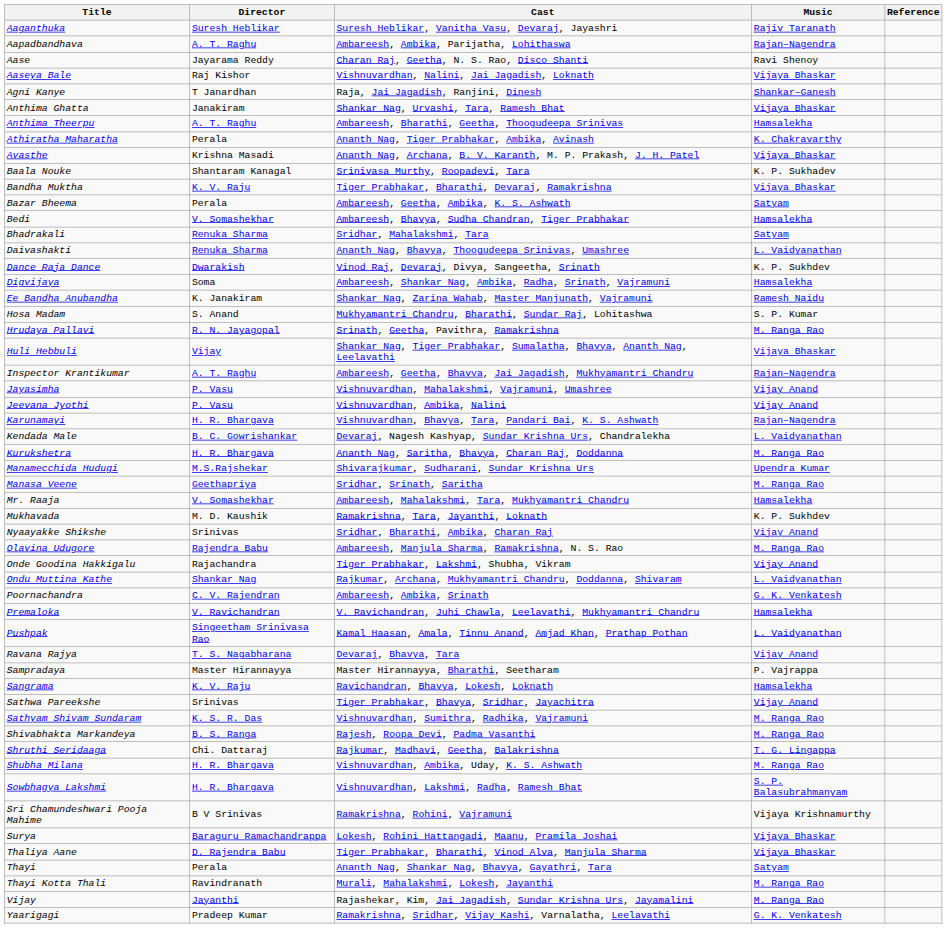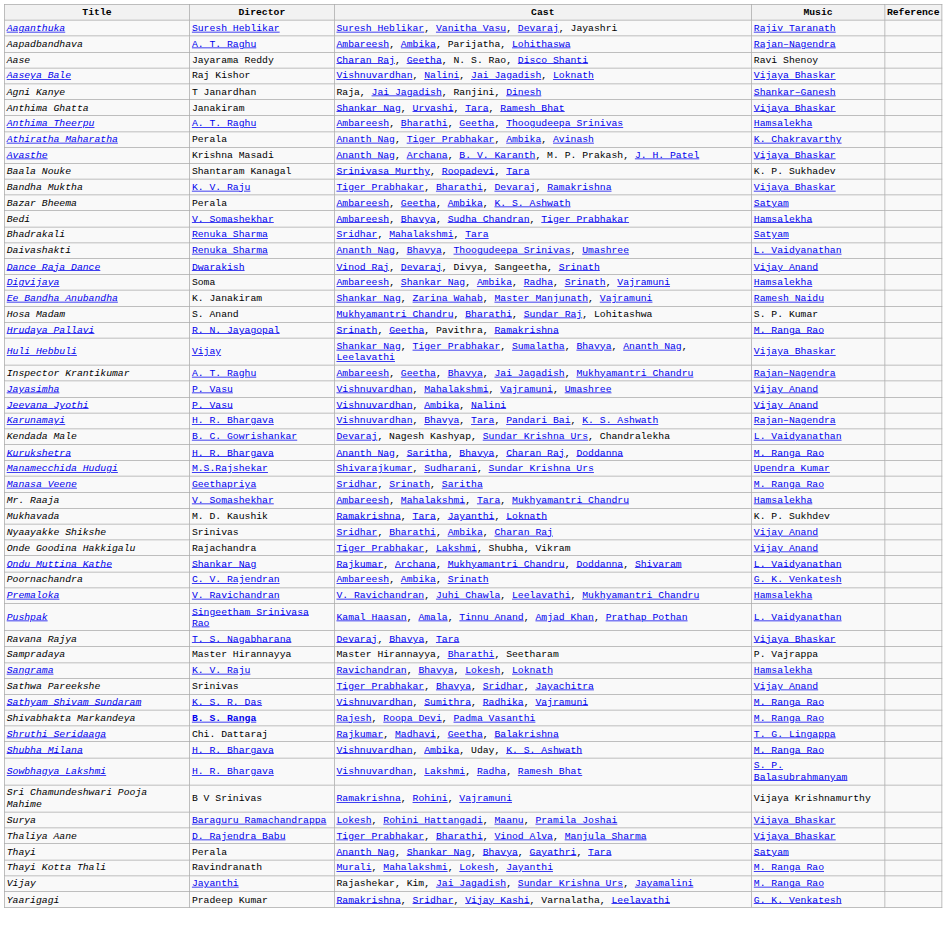(792, 267) K. P. Sukhdev -> (786, 267) Vijay Anand
- row: (51, 548)
(786, 655) Vijay Anand -> (795, 639) Vijaya Bhaskar
(224, 734) normal -> (224, 718) bold
